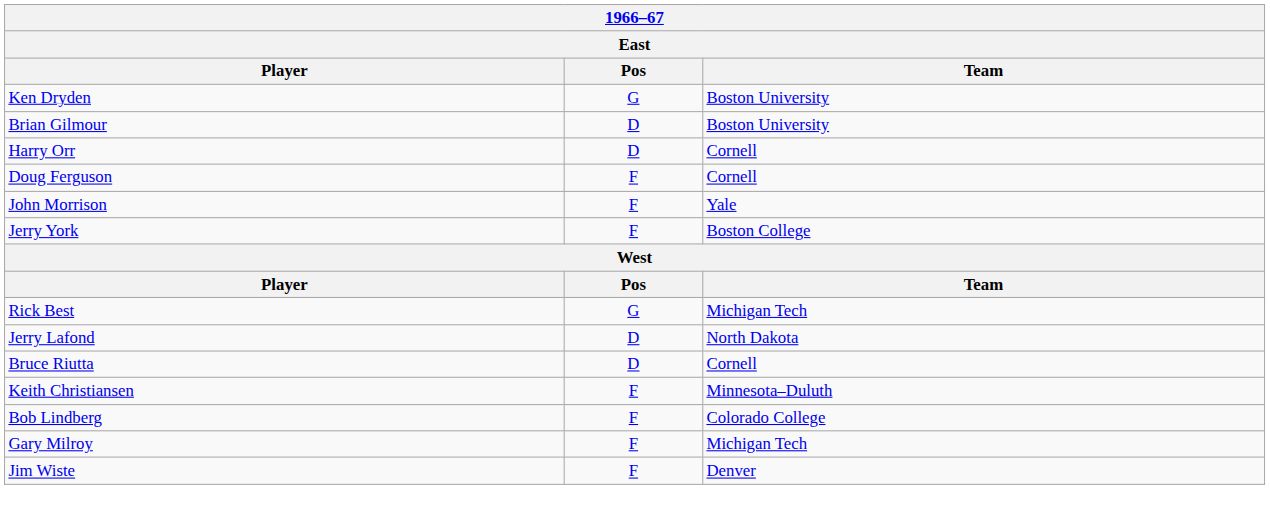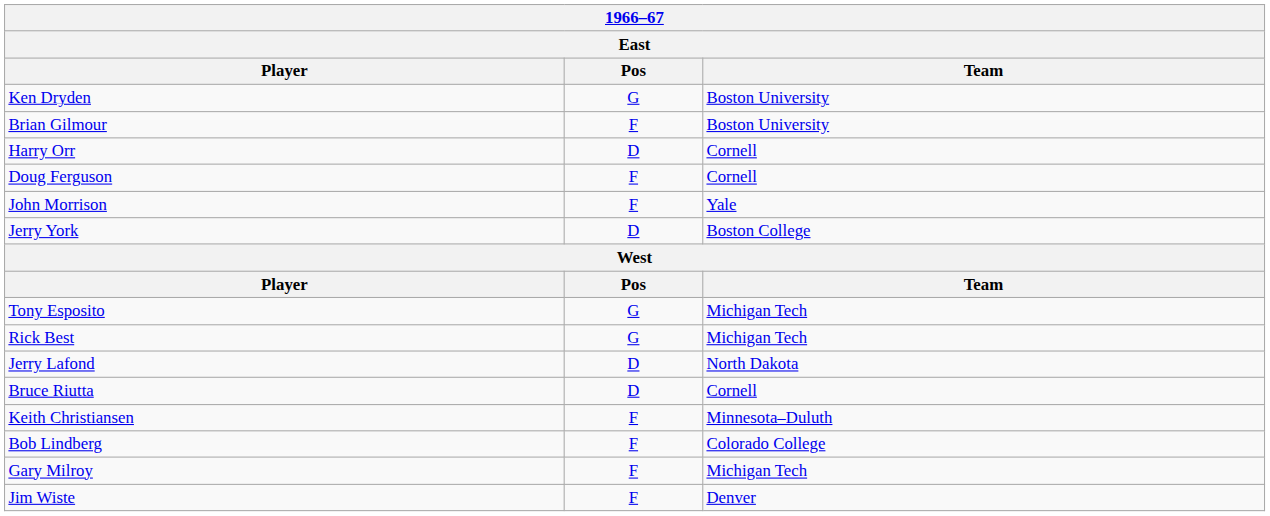(633, 124) D -> (633, 124) F
(633, 230) F -> (633, 230) D
+ row: (57, 310)
